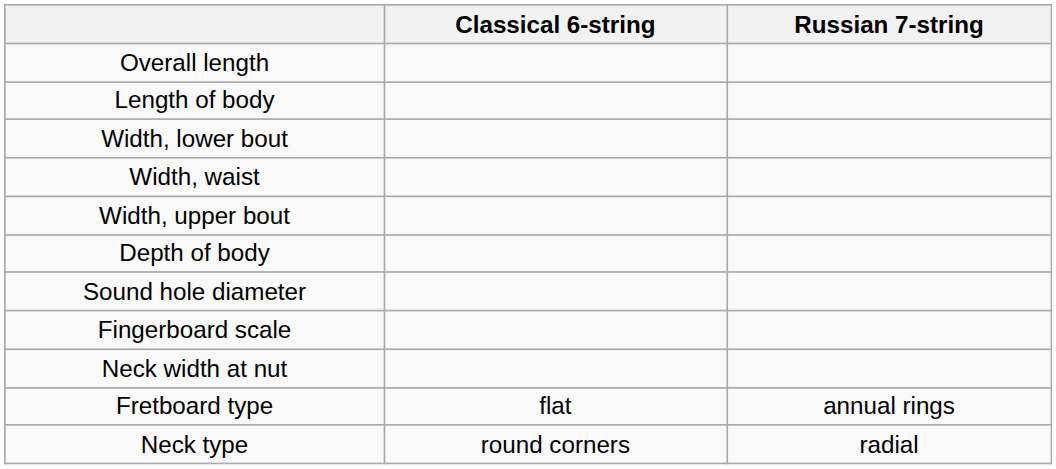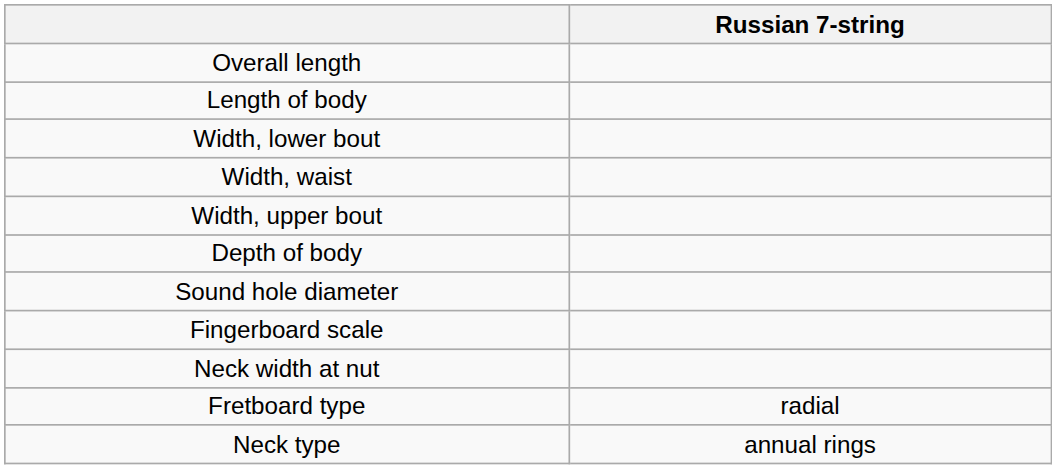- column: (555, 24)
(889, 406) annual rings -> (810, 406) radial
(889, 444) radial -> (810, 444) annual rings
